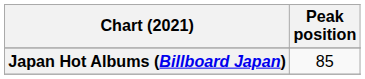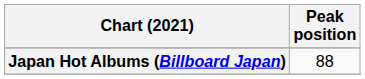(325, 61) 85 -> (325, 61) 88
